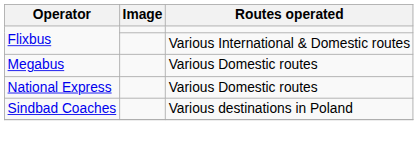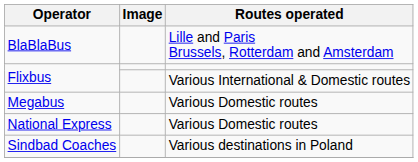+ row: (39, 44)
